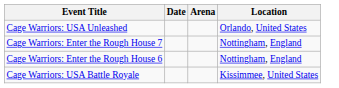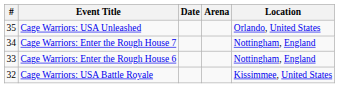+ column: (11, 12)
